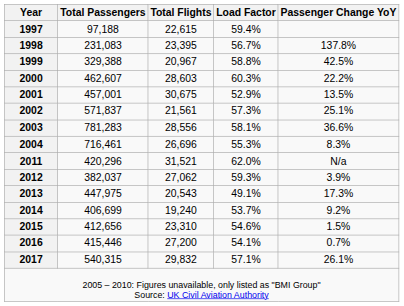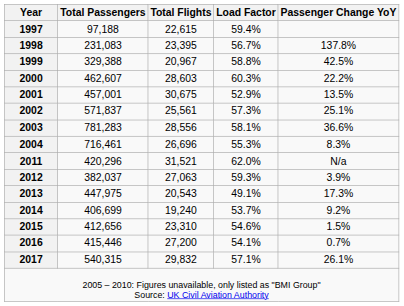(181, 111) 21,561 -> (181, 111) 25,561
(181, 177) 27,062 -> (181, 177) 27,063
